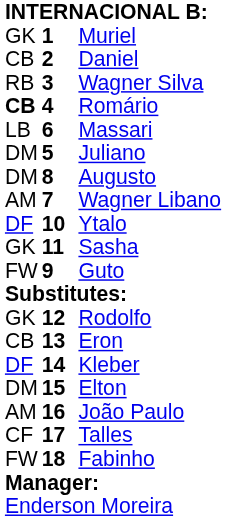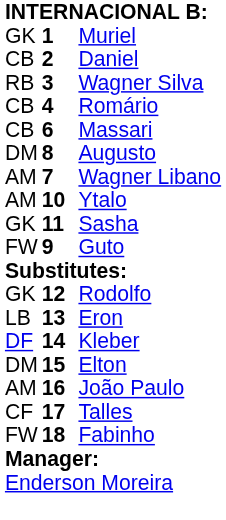(20, 106) bold -> (20, 106) normal
(18, 129) LB -> (20, 129) CB
- row: (112, 153)
(19, 223) DF -> (21, 200) AM
(20, 341) CB -> (18, 318) LB
